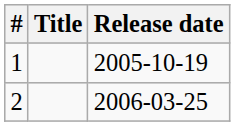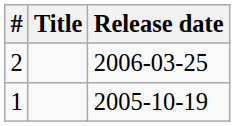rows swapped: (17, 62) <-> (17, 101)
